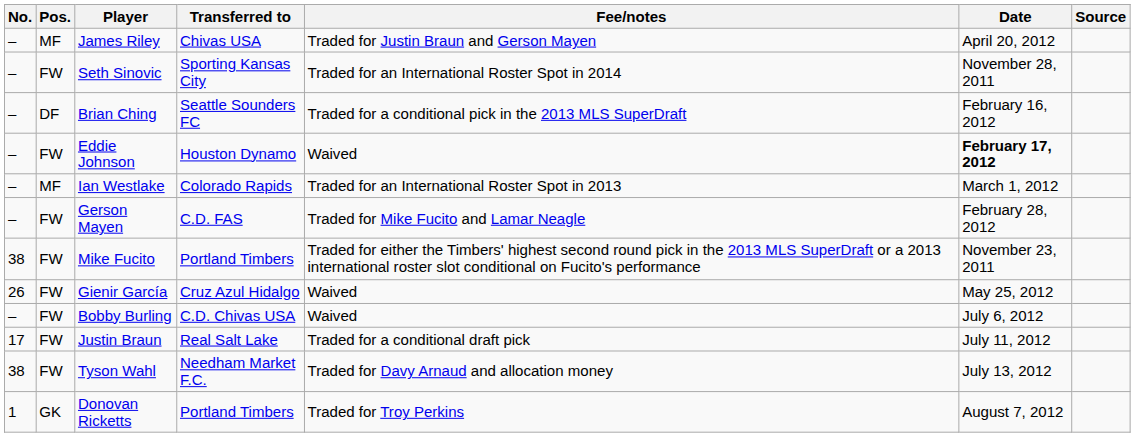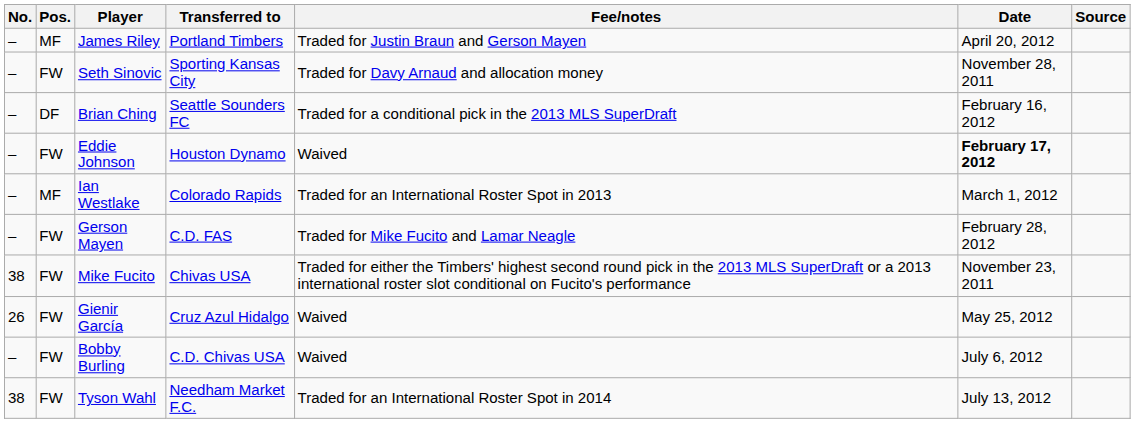(221, 40) Chivas USA -> (226, 40) Portland Timbers
(464, 73) Traded for an International Roster Spot in 2014 -> (450, 73) Traded for Davy Arnaud and allocation money
(237, 259) Portland Timbers -> (210, 276) Chivas USA
- row: (120, 339)
(460, 371) Traded for Davy Arnaud and allocation money -> (454, 398) Traded for an International Roster Spot in 2014
- row: (108, 412)
